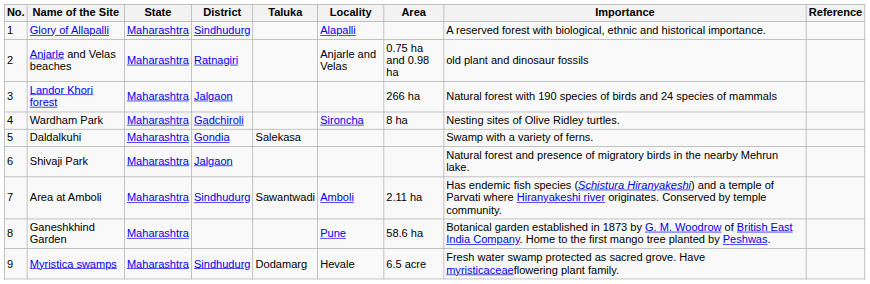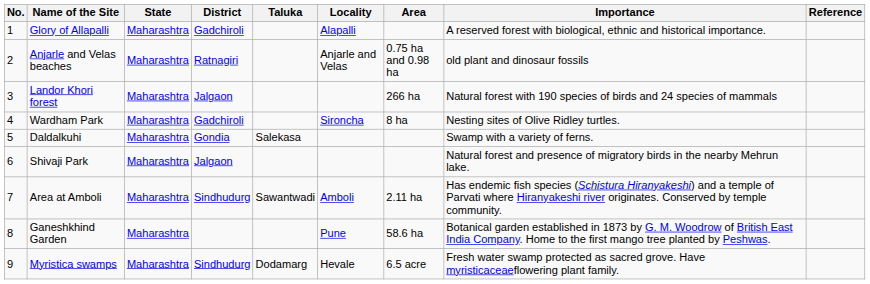(222, 30) Sindhudurg -> (219, 30) Gadchiroli
